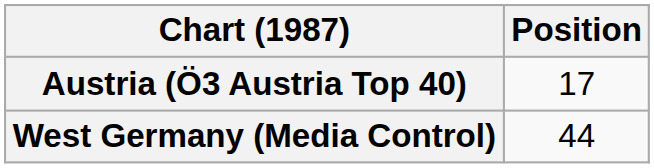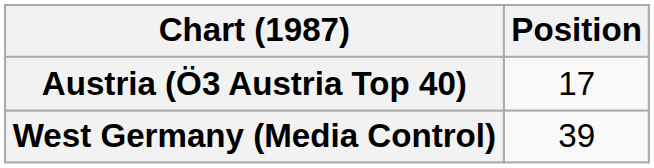(577, 135) 44 -> (577, 135) 39
